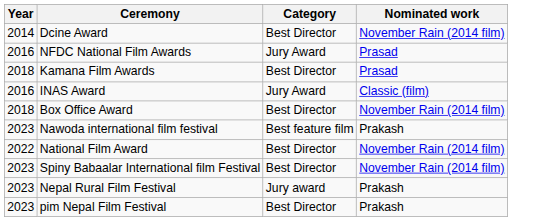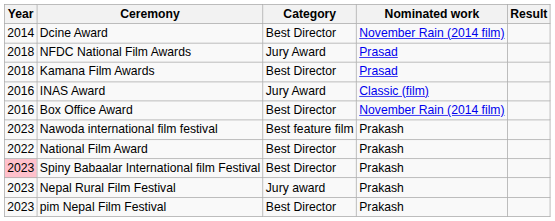+ column: (529, 14)
(21, 52) 2016 -> (21, 52) 2018
(21, 110) 2018 -> (21, 110) 2016
(432, 149) November Rain (2014 film) -> (382, 149) Prakash
(21, 168) no background -> (21, 168) pink background
(432, 168) November Rain (2014 film) -> (382, 168) Prakash
